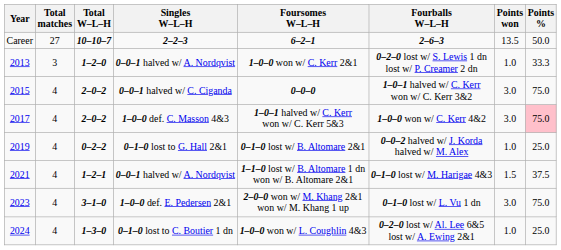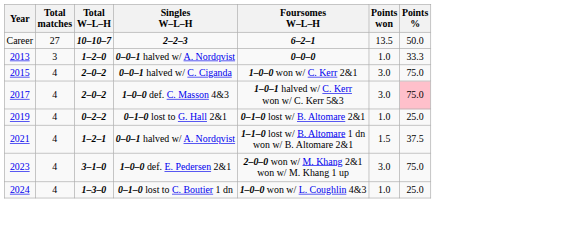- column: (432, 18)
(303, 62) 1–0–0 won w/ C. Kerr 2&1 -> (303, 57) 0–0–0
(303, 90) 0–0–0 -> (303, 73) 1–0–0 won w/ C. Kerr 2&1
